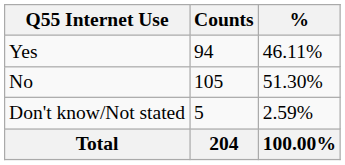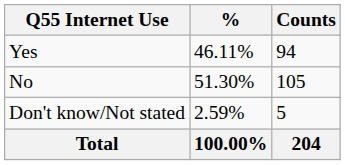columns swapped: (224, 19) <-> (299, 19)
